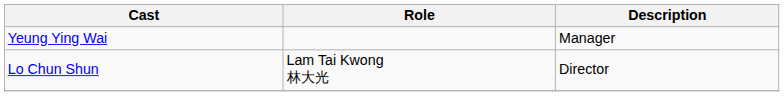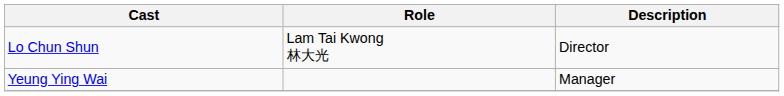rows swapped: (53, 70) <-> (57, 38)
